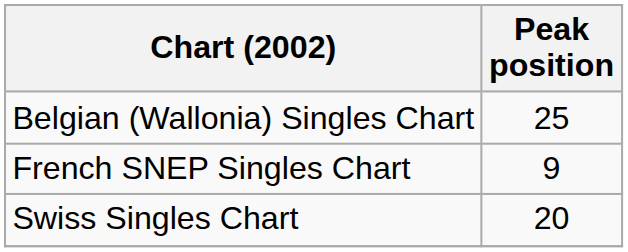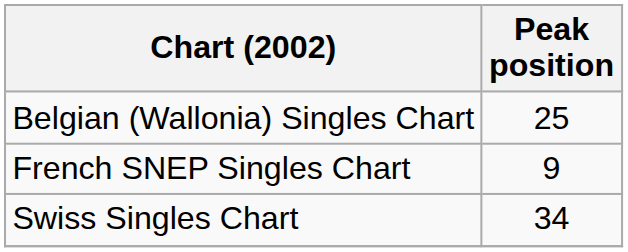(552, 219) 20 -> (552, 219) 34
